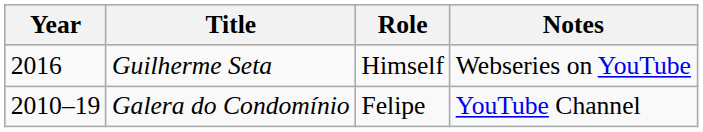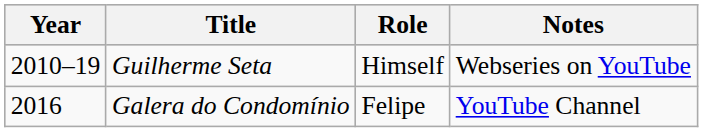(36, 65) 2016 -> (56, 65) 2010–19
(56, 106) 2010–19 -> (36, 106) 2016
